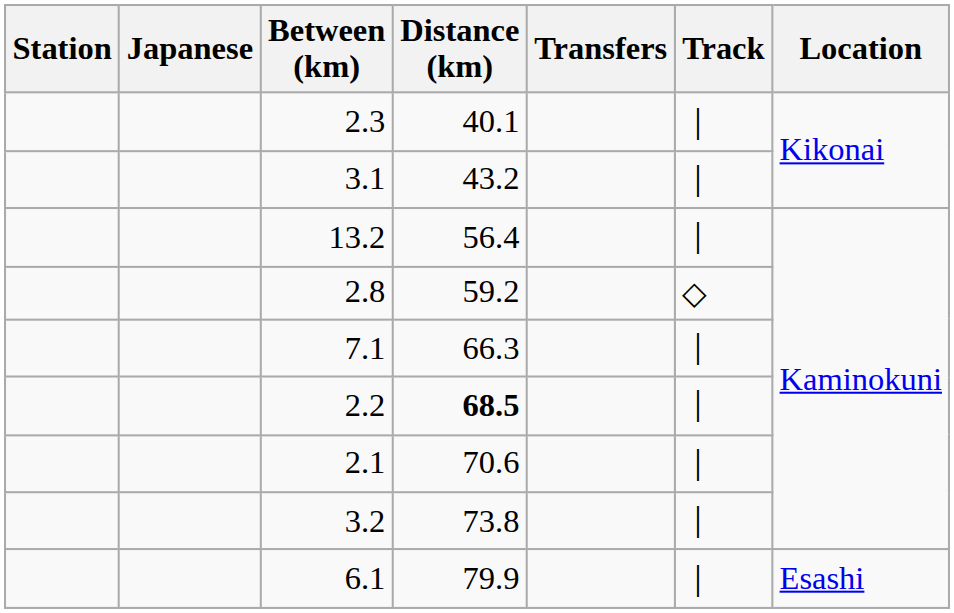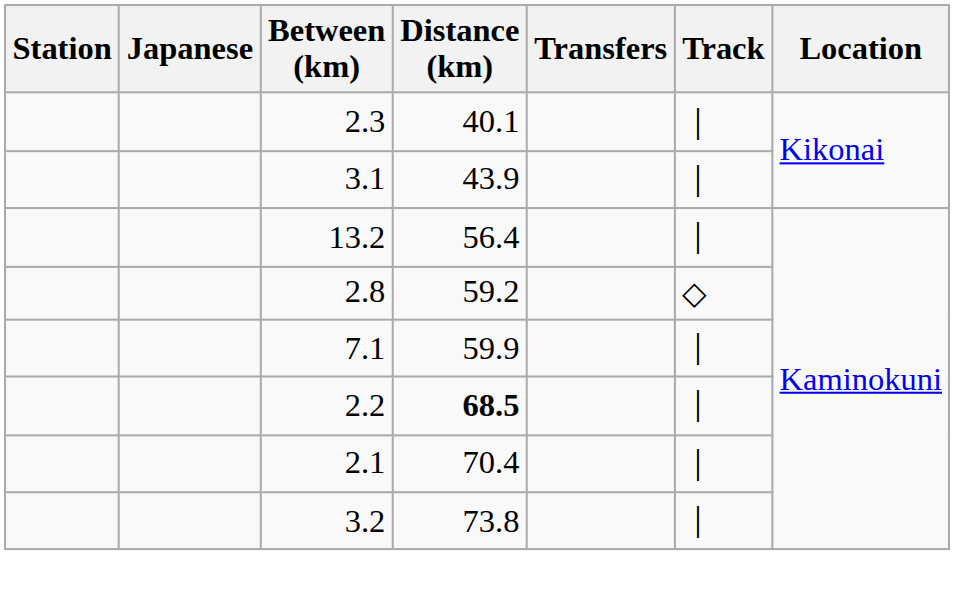(491, 178) 43.2 -> (491, 178) 43.9
(491, 347) 66.3 -> (491, 347) 59.9
(491, 462) 70.6 -> (491, 462) 70.4
- row: (365, 578)
